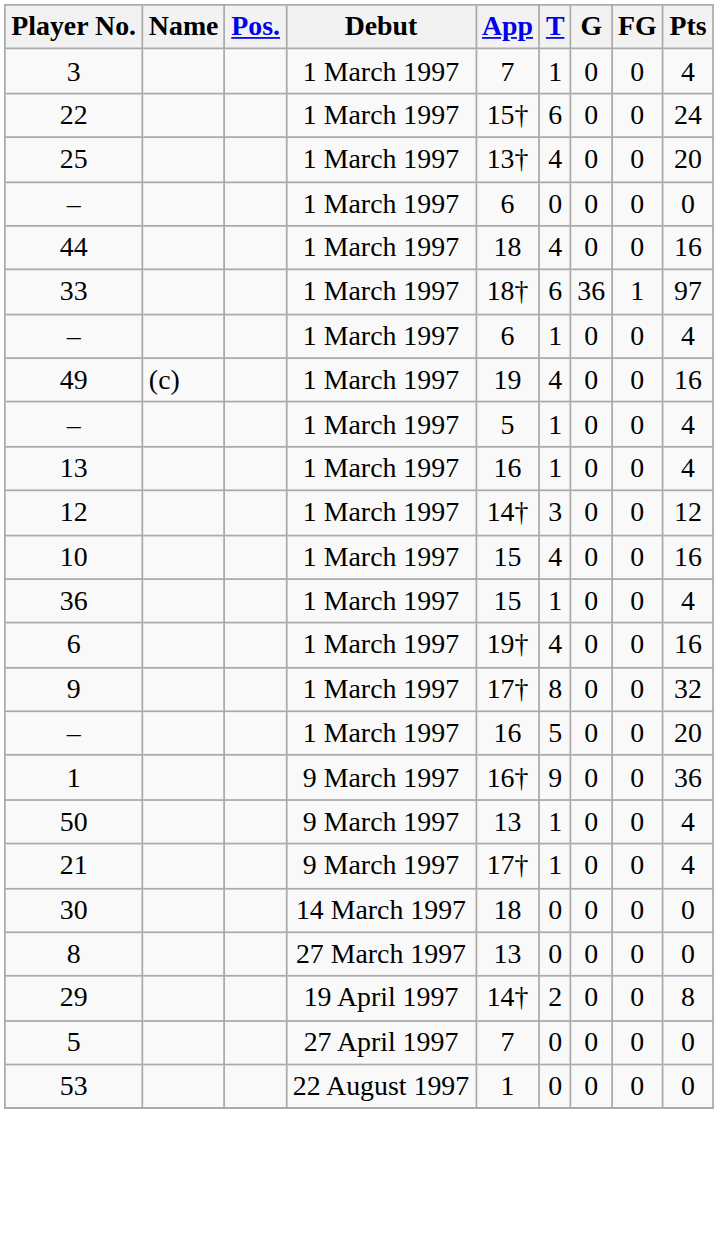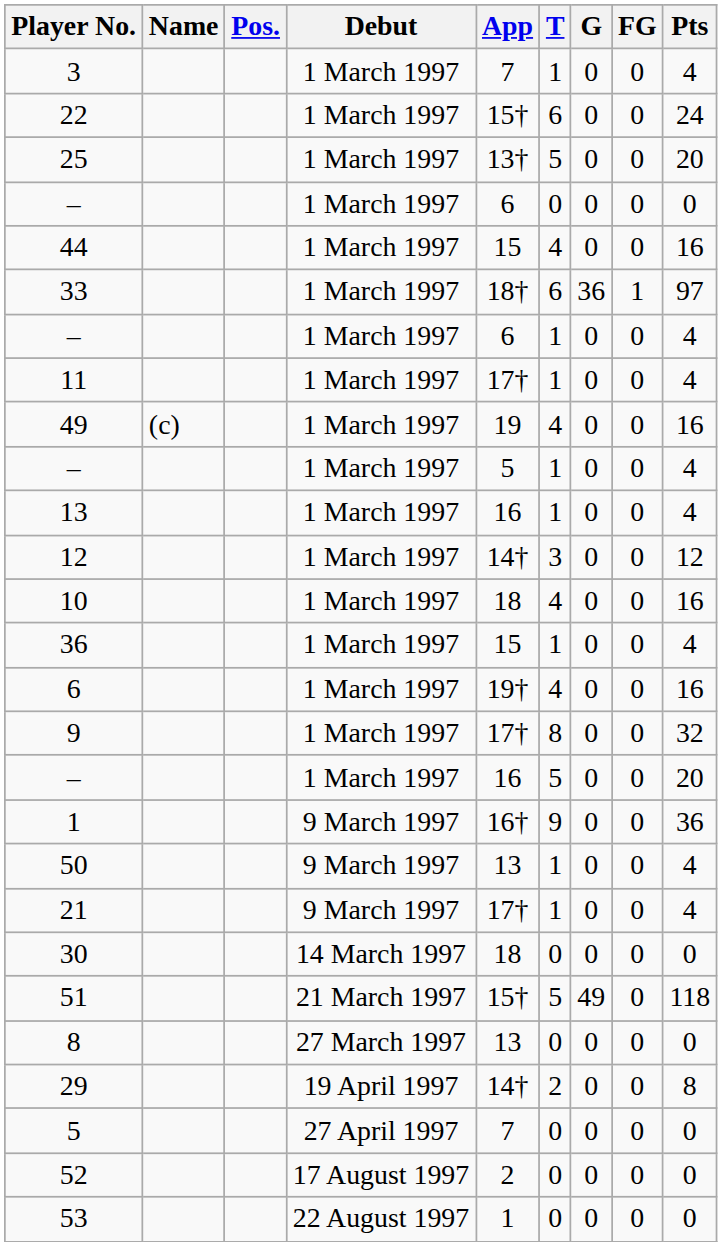(555, 159) 4 -> (555, 159) 5
(508, 247) 18 -> (508, 247) 15
+ row: (74, 379)
(508, 556) 15 -> (508, 600) 18
+ row: (74, 997)
+ row: (74, 1174)
